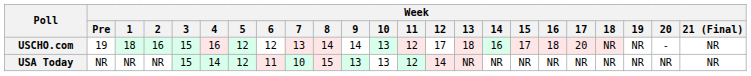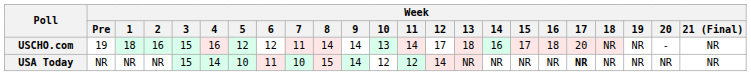(299, 46) 13 -> (299, 46) 11
(412, 46) 12 -> (412, 46) 14
(242, 62) 12 -> (242, 62) 10
(355, 62) 13 -> (355, 62) 14
(384, 62) 13 -> (384, 62) 12
(581, 62) normal -> (581, 62) bold
